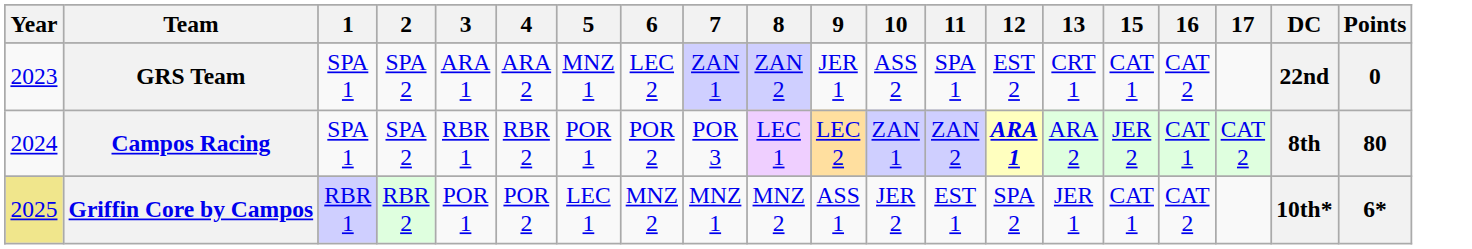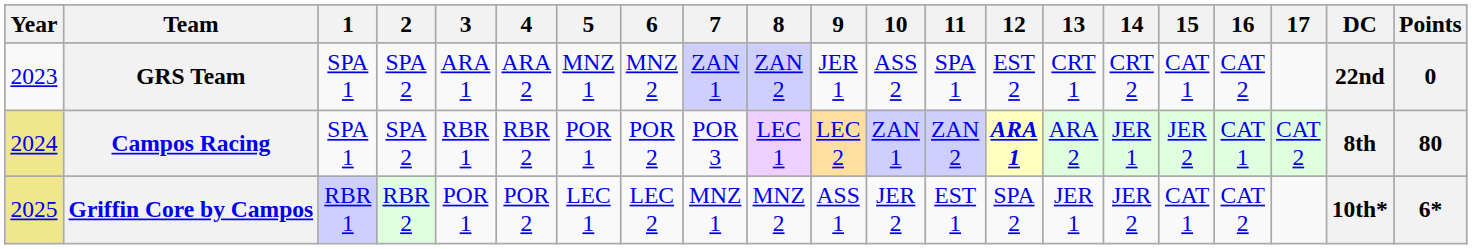+ column: (1132, 23)
(652, 76) LEC 2 -> (652, 76) MNZ 2
(34, 142) no background -> (34, 142) khaki background
(652, 209) MNZ 2 -> (652, 209) LEC 2
